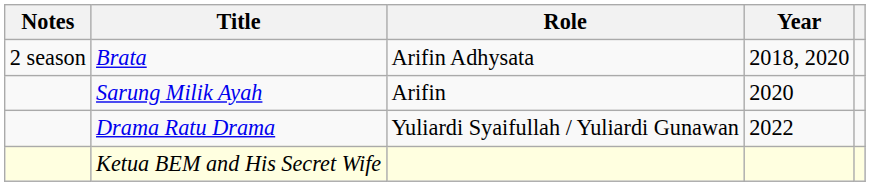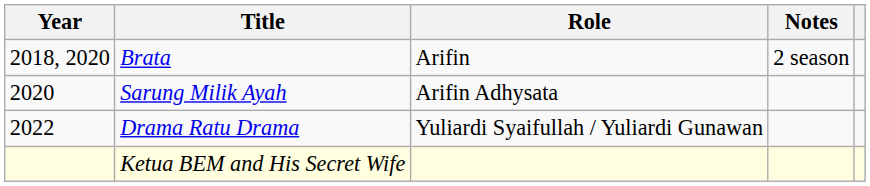columns swapped: (799, 22) <-> (48, 22)
(463, 57) Arifin Adhysata -> (443, 57) Arifin
(419, 92) Arifin -> (487, 92) Arifin Adhysata
